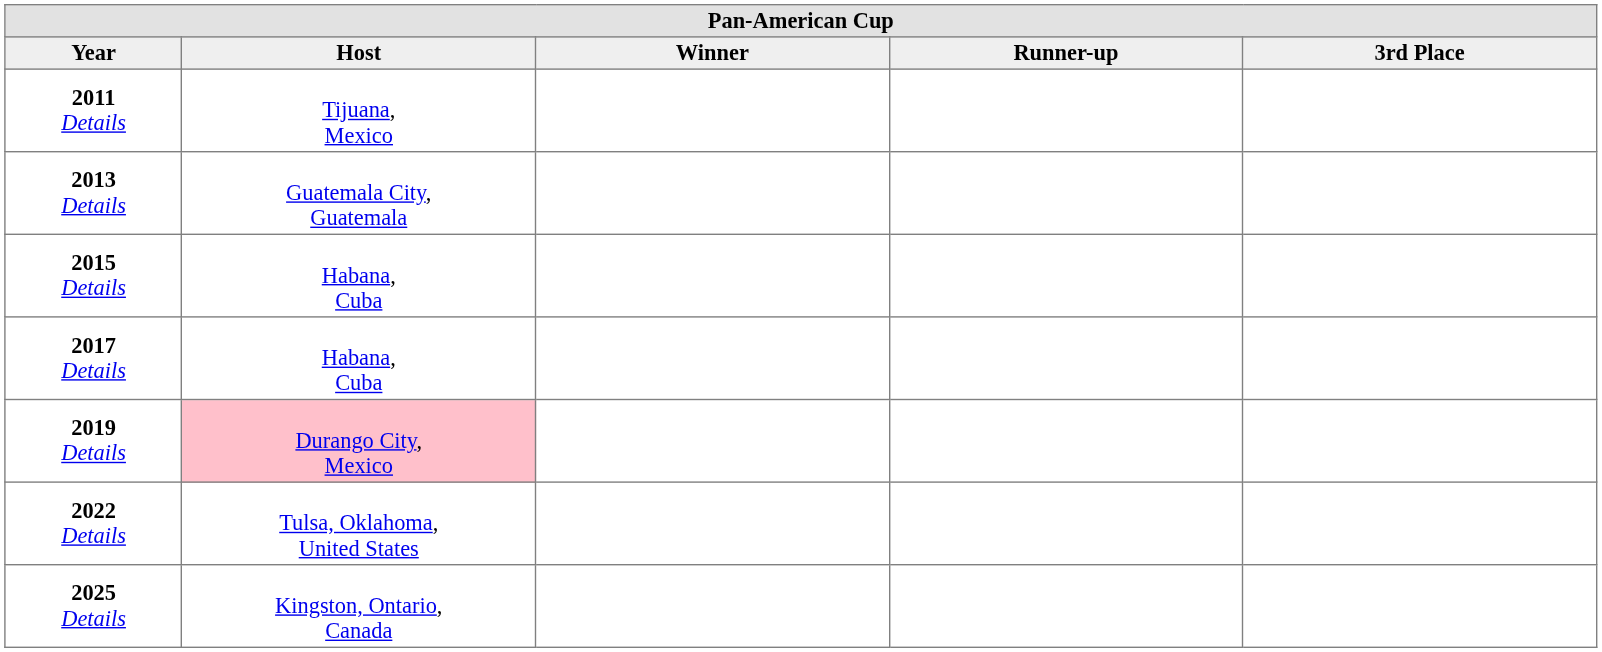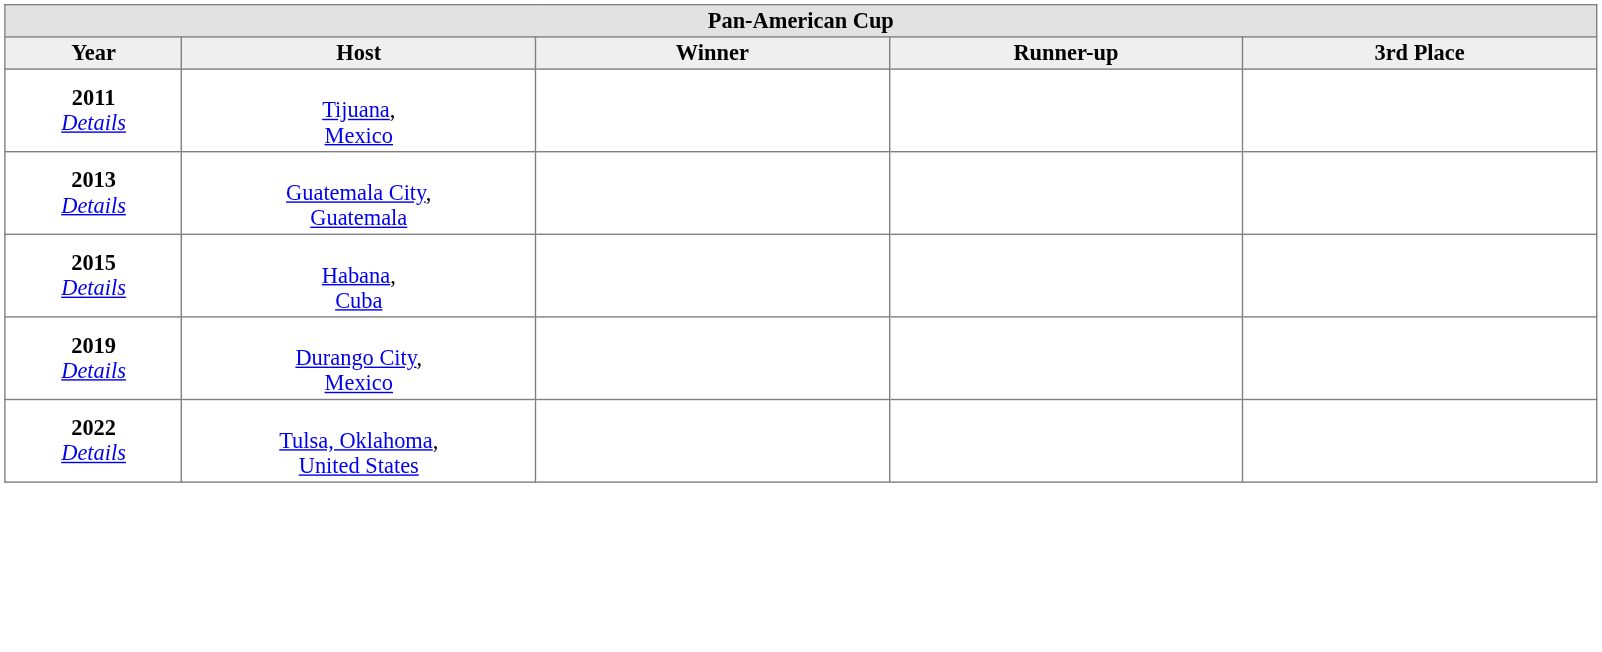- row: (94, 358)
(359, 453) pink background -> (359, 370) no background
- row: (94, 605)
